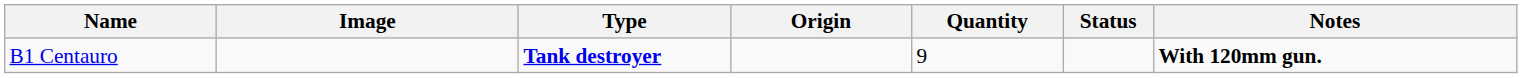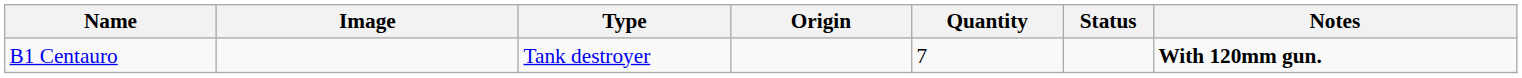(592, 55) bold -> (587, 55) normal
(922, 55) 9 -> (922, 55) 7
